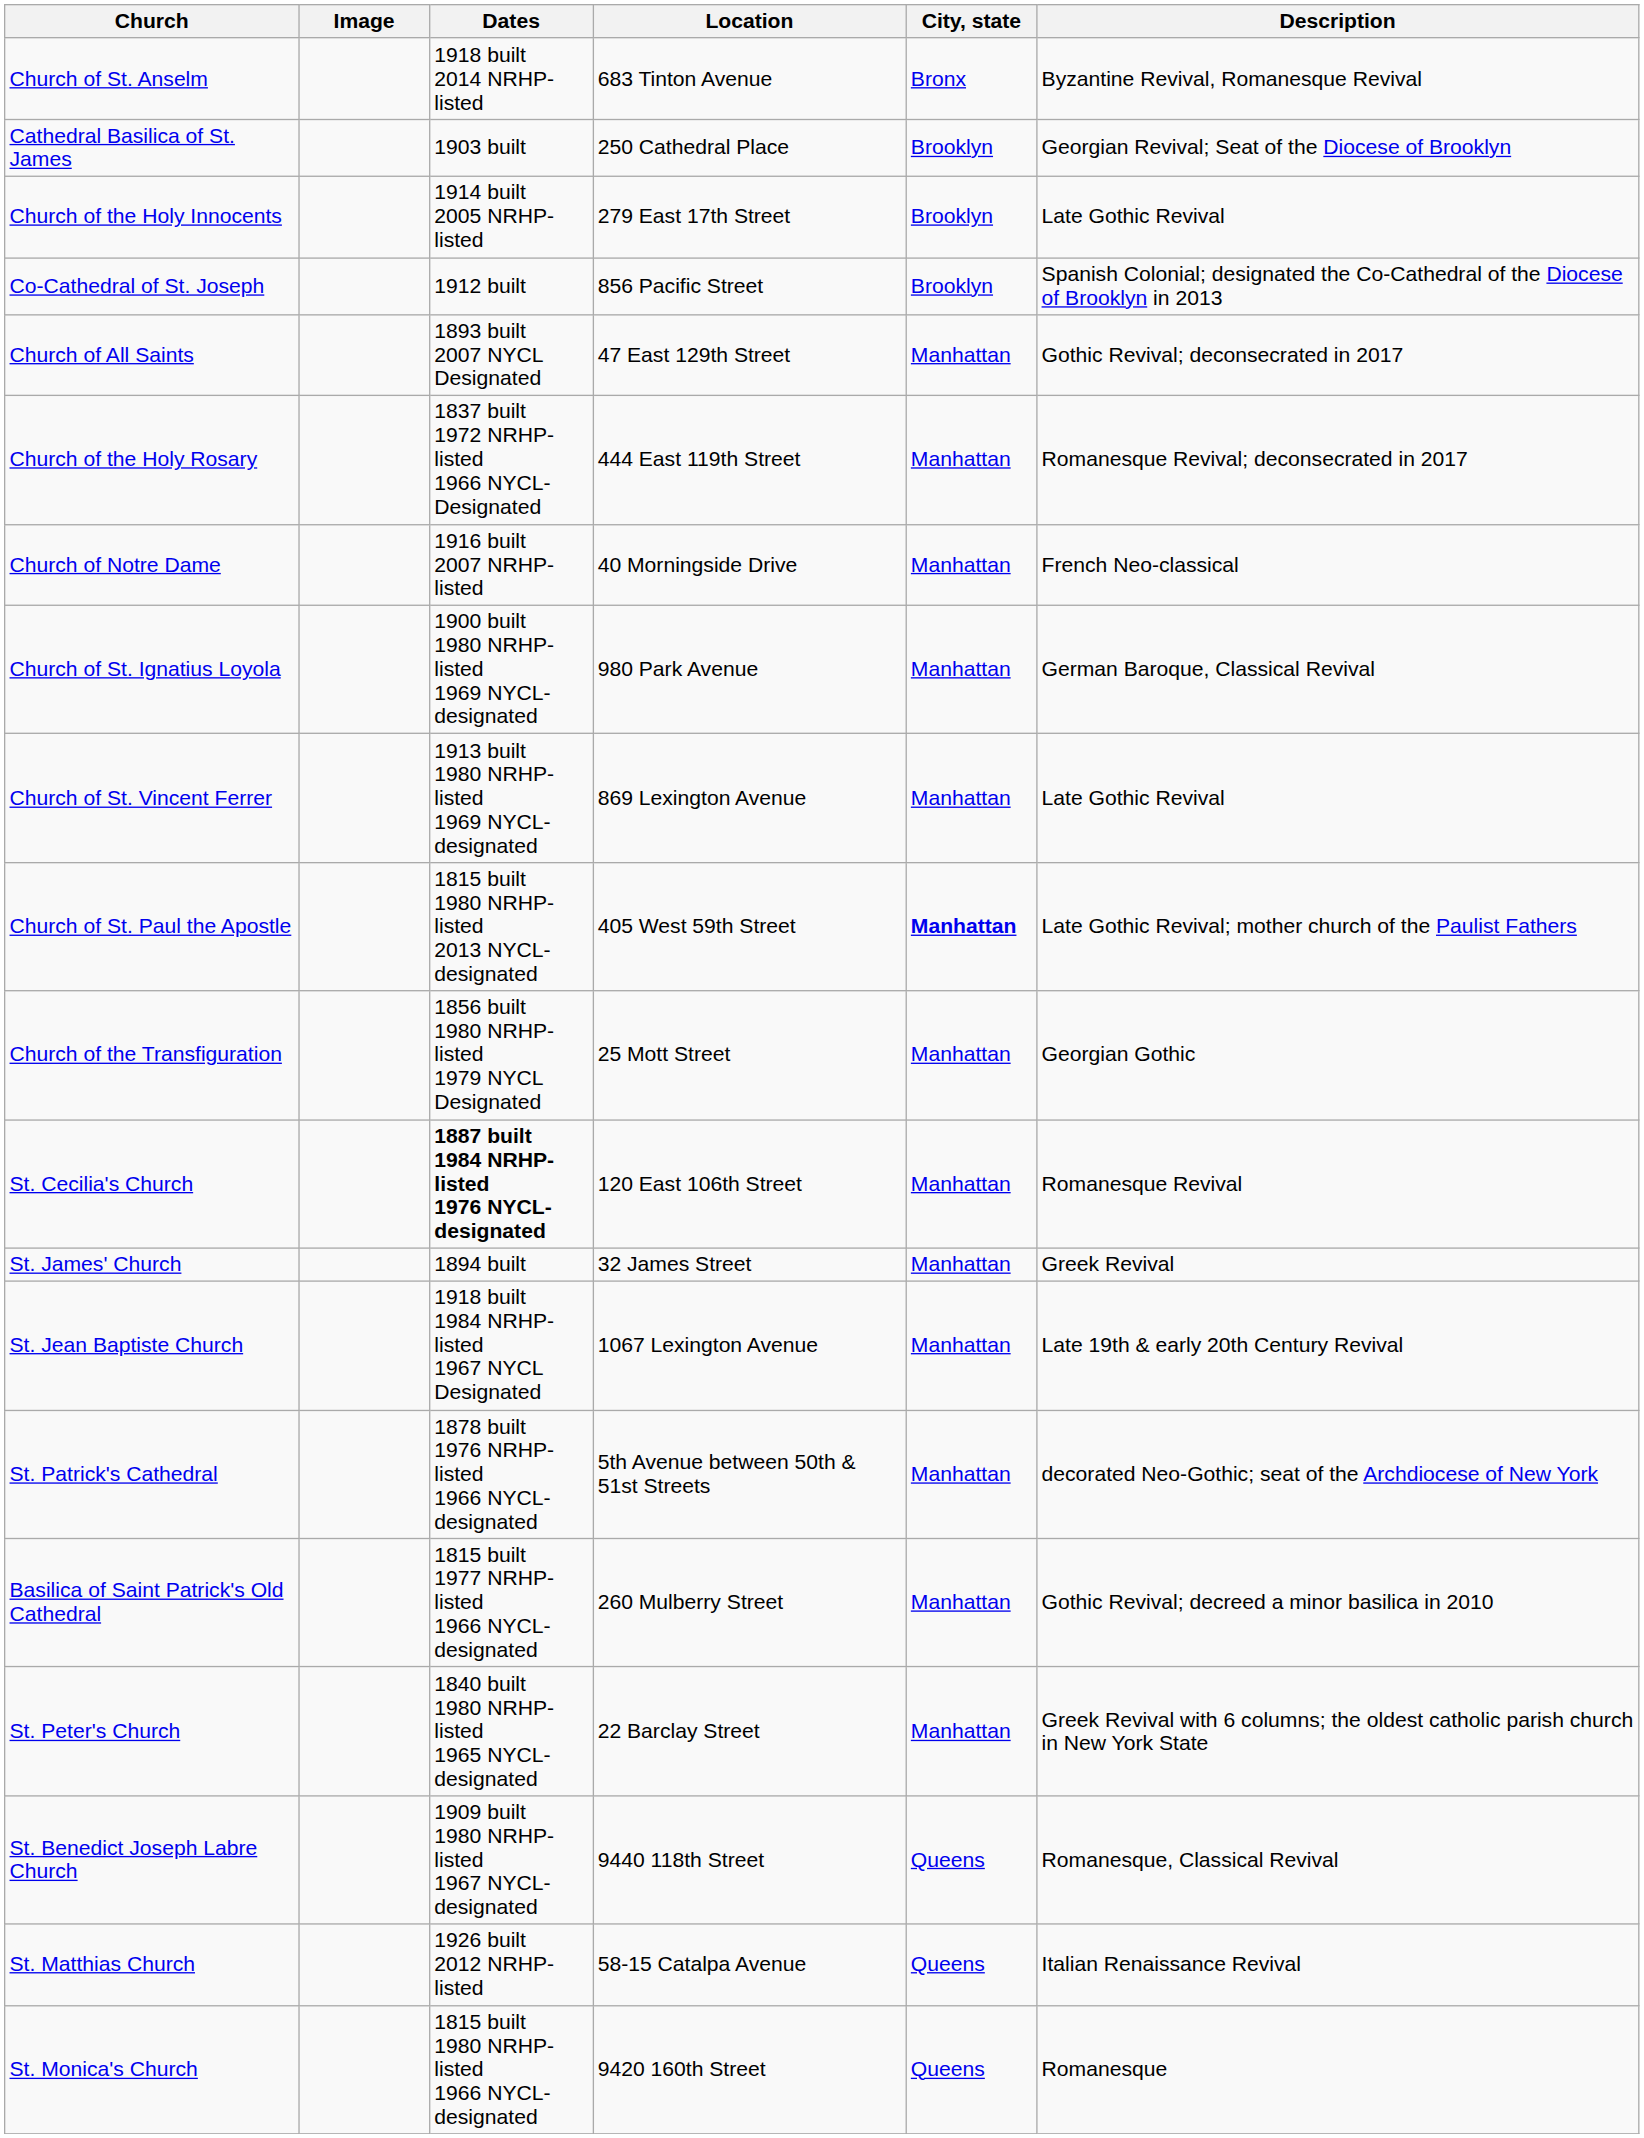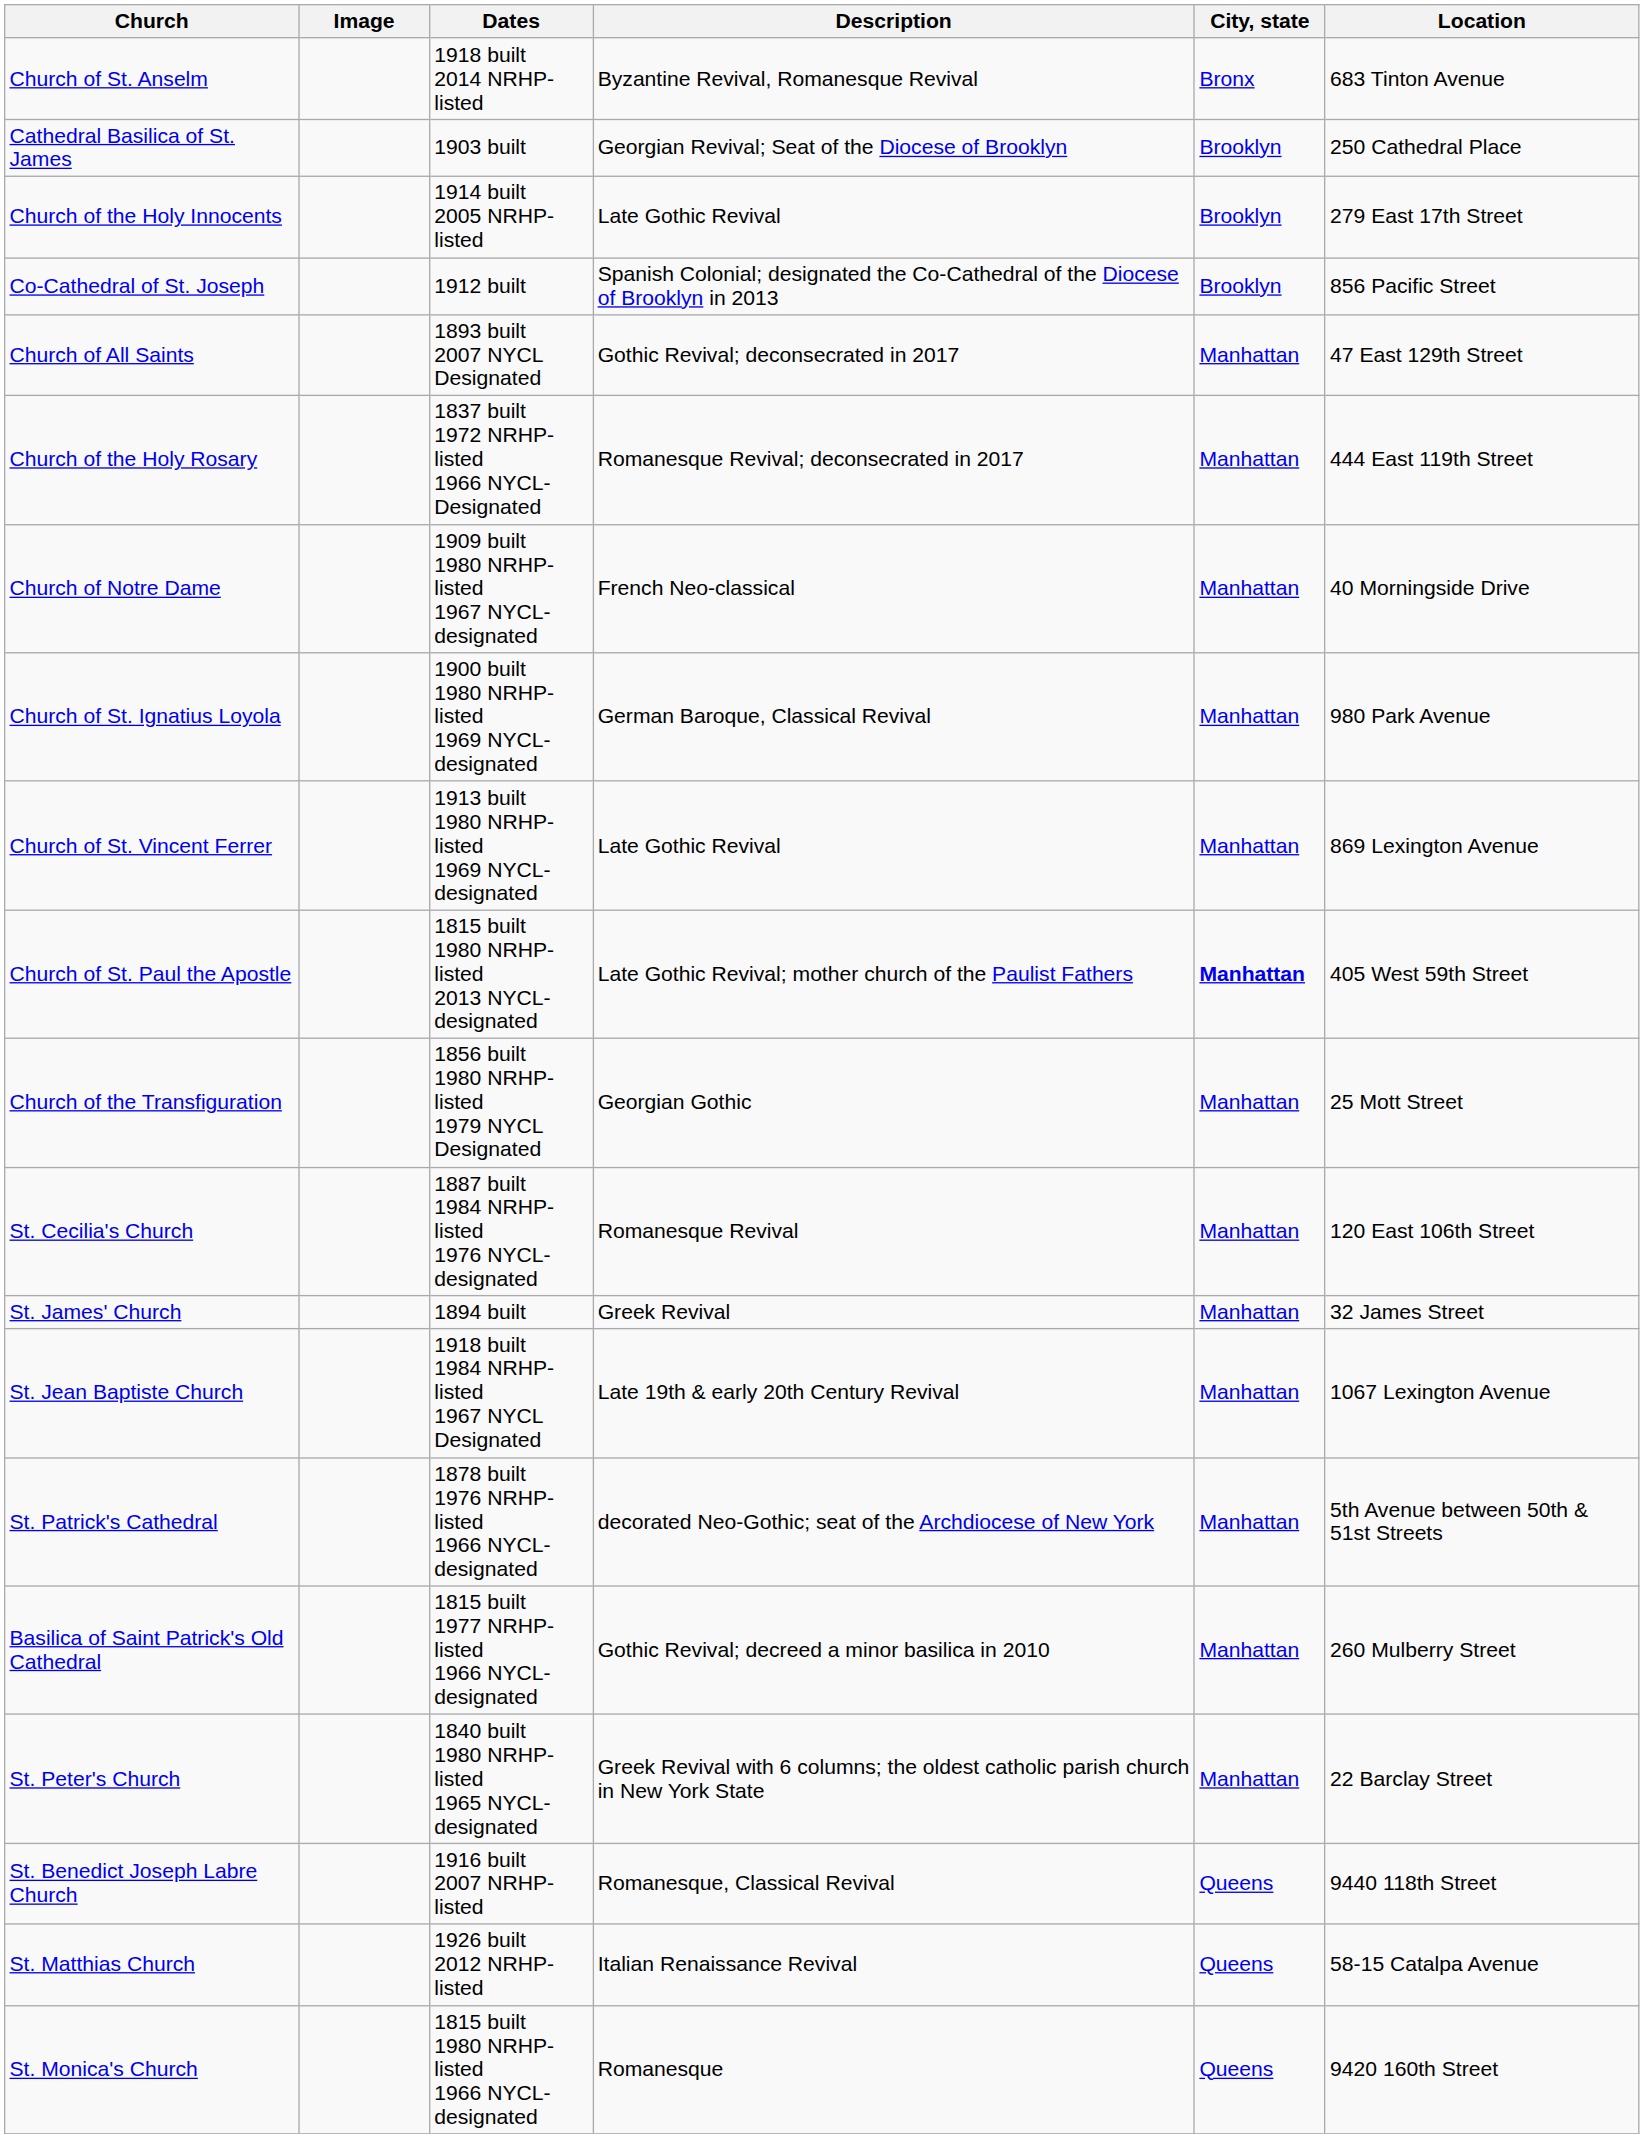columns swapped: (749, 21) <-> (1338, 21)
(494, 564) 1916 built 2007 NRHP-listed -> (494, 588) 1909 built 1980 NRHP-listed 1967 NYCL-designated
(494, 1183) bold -> (494, 1231) normal
(494, 1859) 1909 built 1980 NRHP-listed 1967 NYCL-designated -> (494, 1883) 1916 built 2007 NRHP-listed
